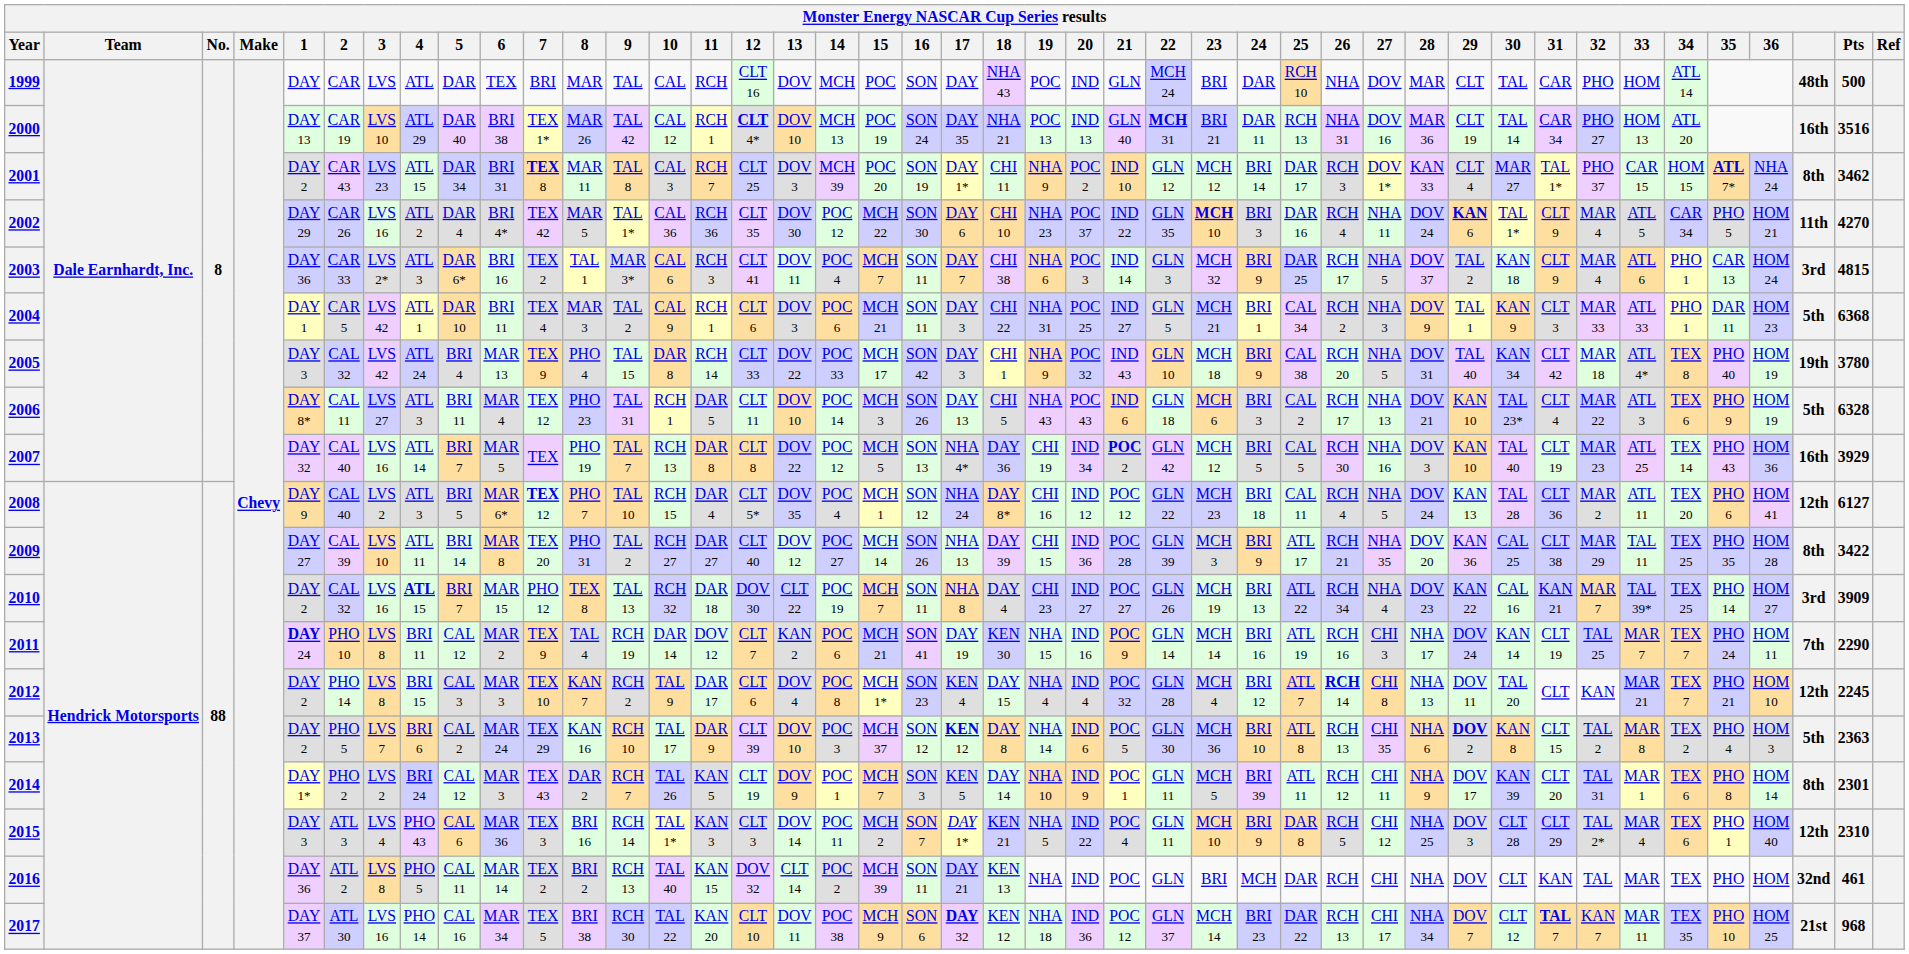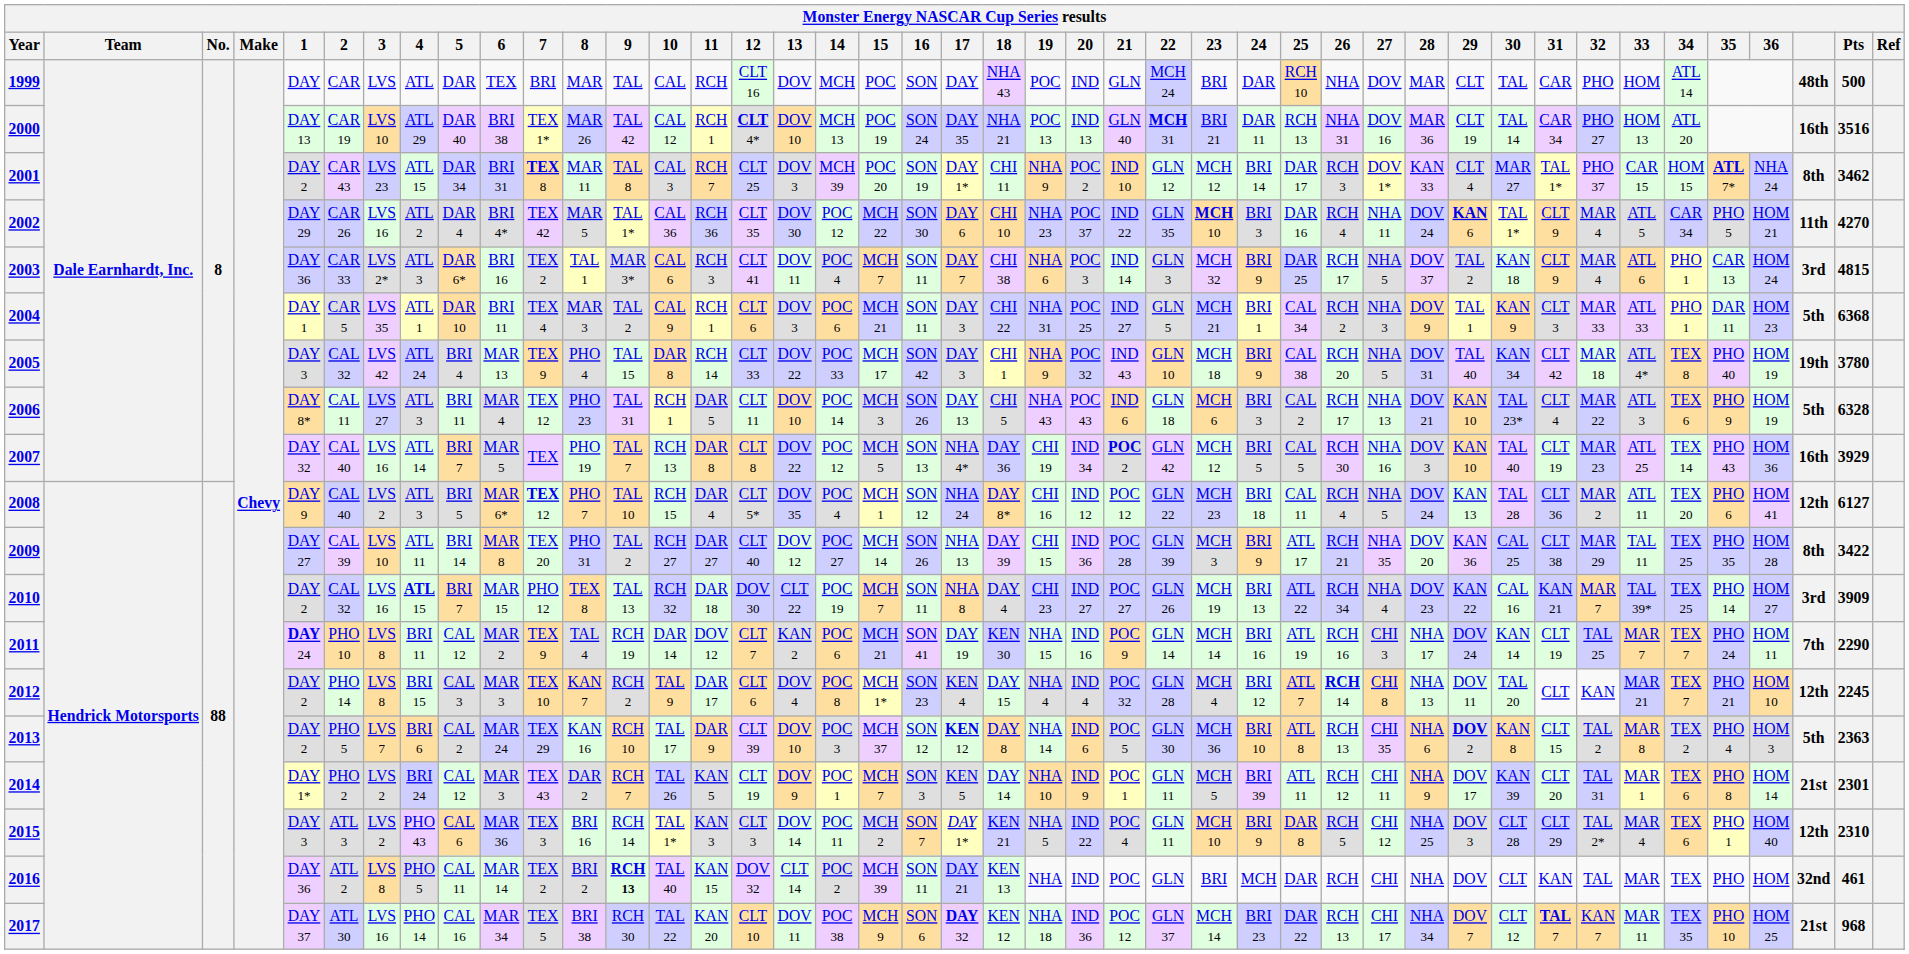(382, 316) LVS 42 -> (382, 316) LVS 35
(1814, 785) 8th -> (1814, 785) 21st
(382, 831) LVS 4 -> (382, 831) LVS 2
(628, 878) normal -> (628, 879) bold
